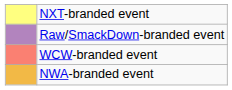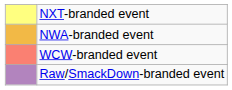rows swapped: (96, 74) <-> (132, 34)
